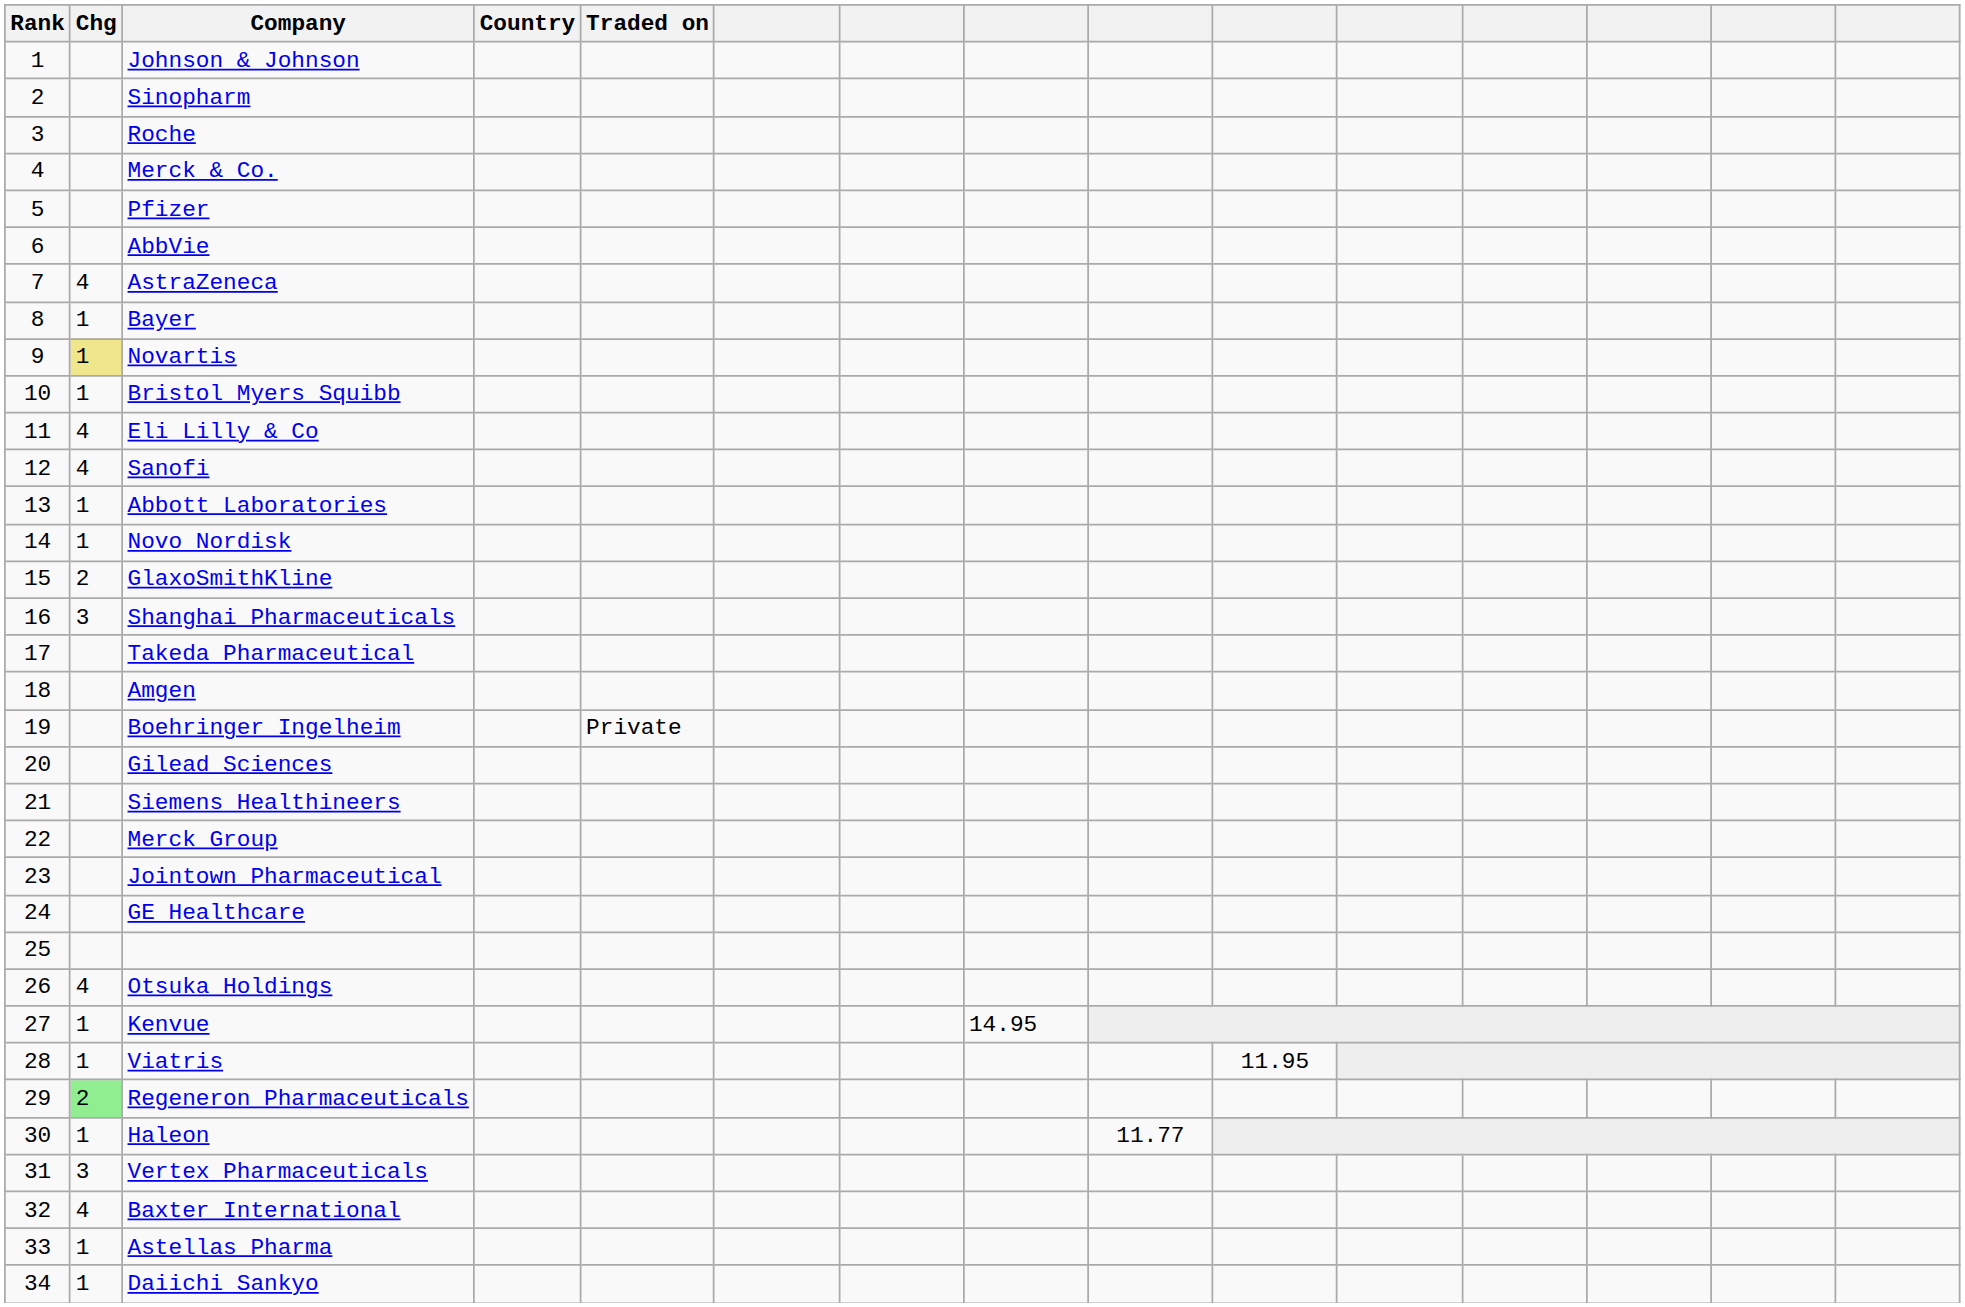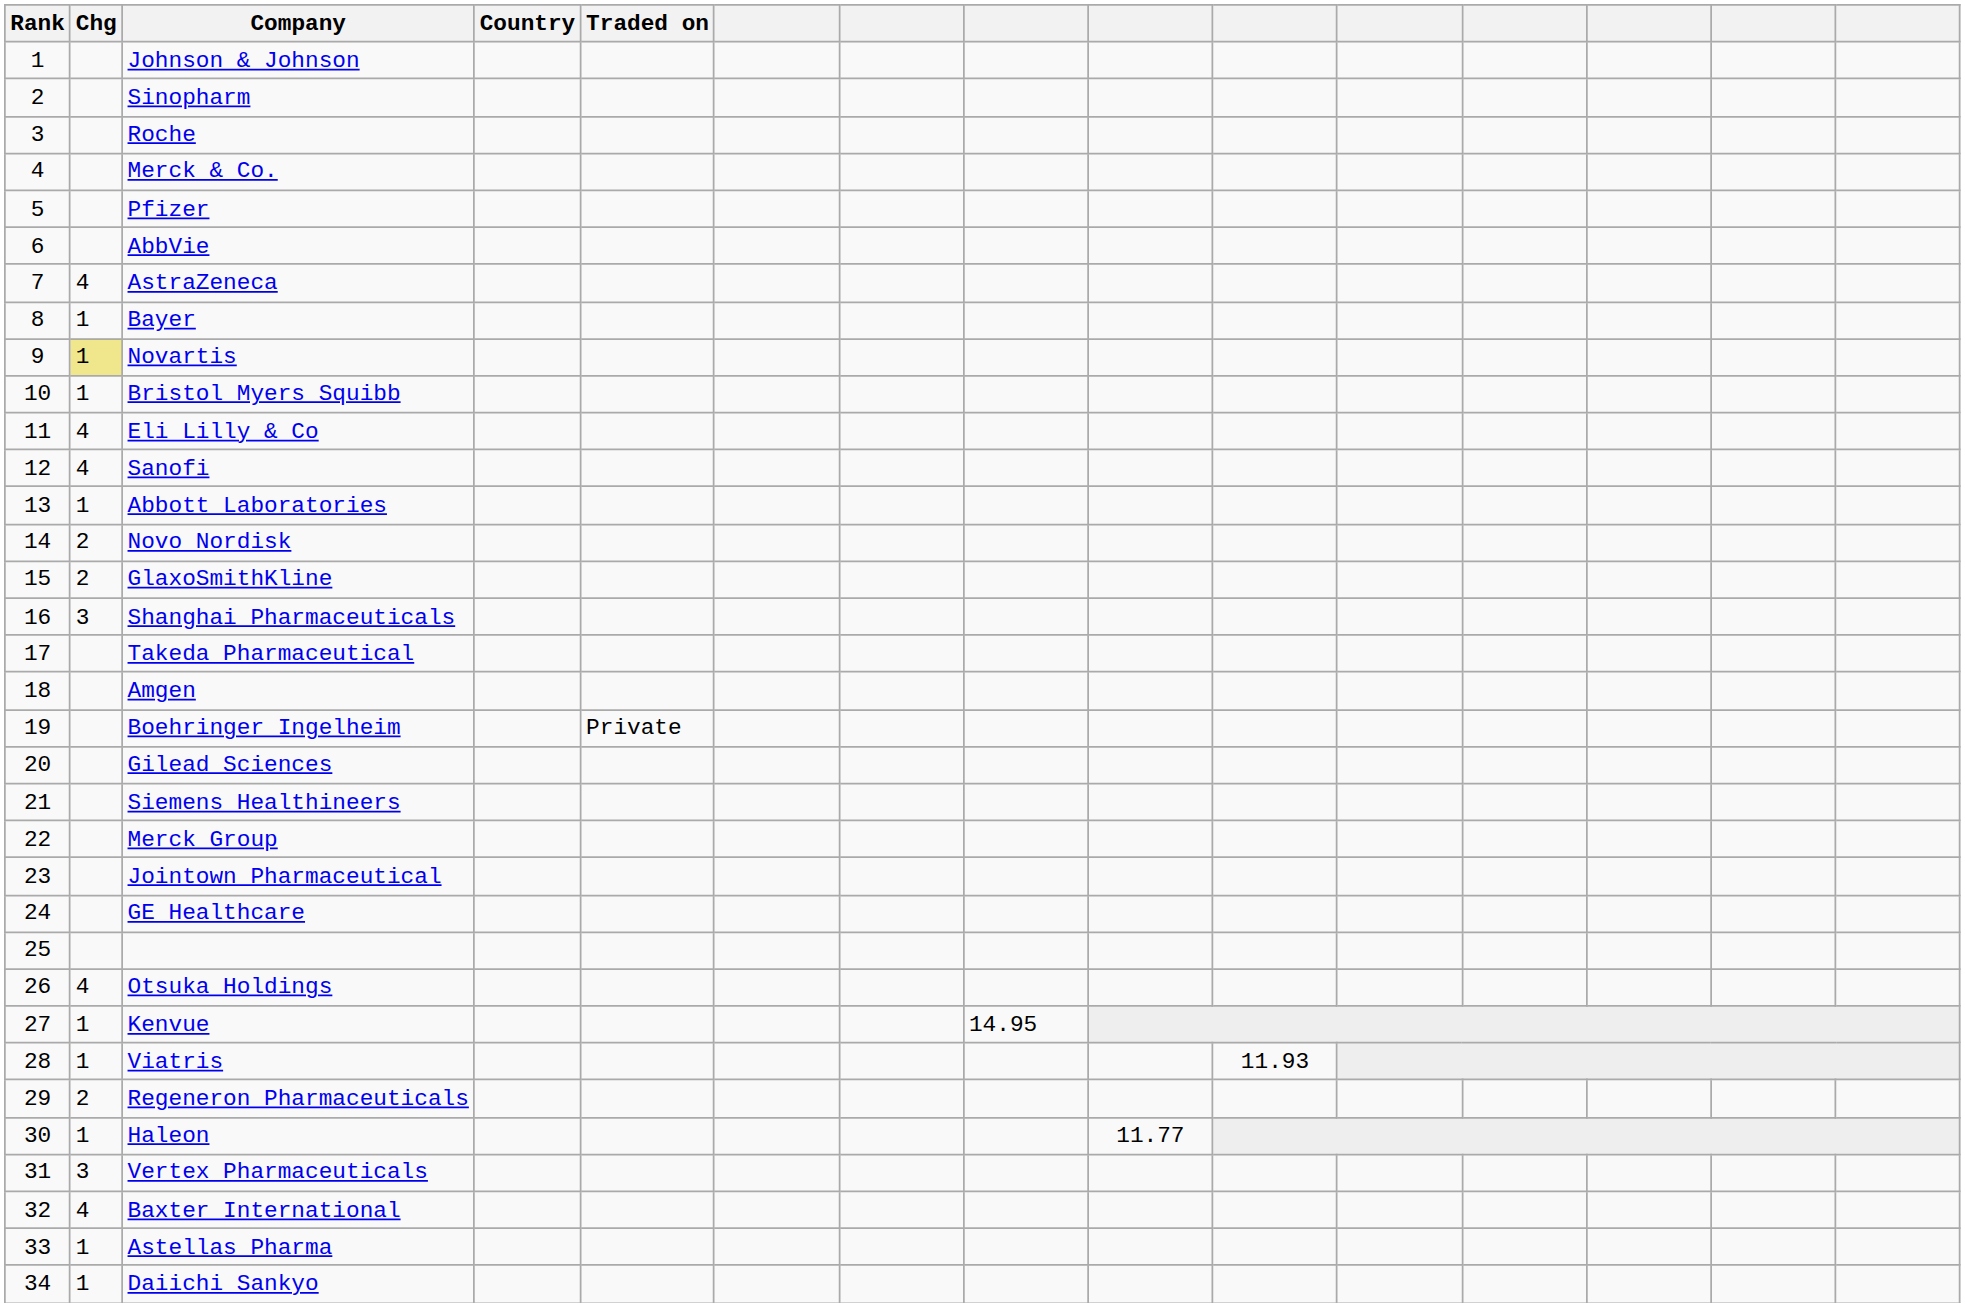(83, 543) 1 -> (83, 543) 2
(1275, 1062) 11.95 -> (1275, 1062) 11.93
(83, 1099) lightgreen background -> (83, 1099) no background
